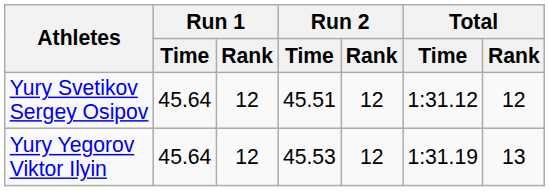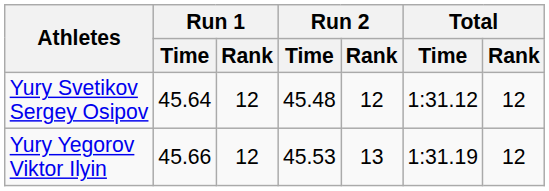(309, 100) 45.51 -> (309, 100) 45.48
(185, 157) 45.64 -> (185, 157) 45.66
(372, 157) 12 -> (372, 157) 13
(514, 157) 13 -> (514, 157) 12
